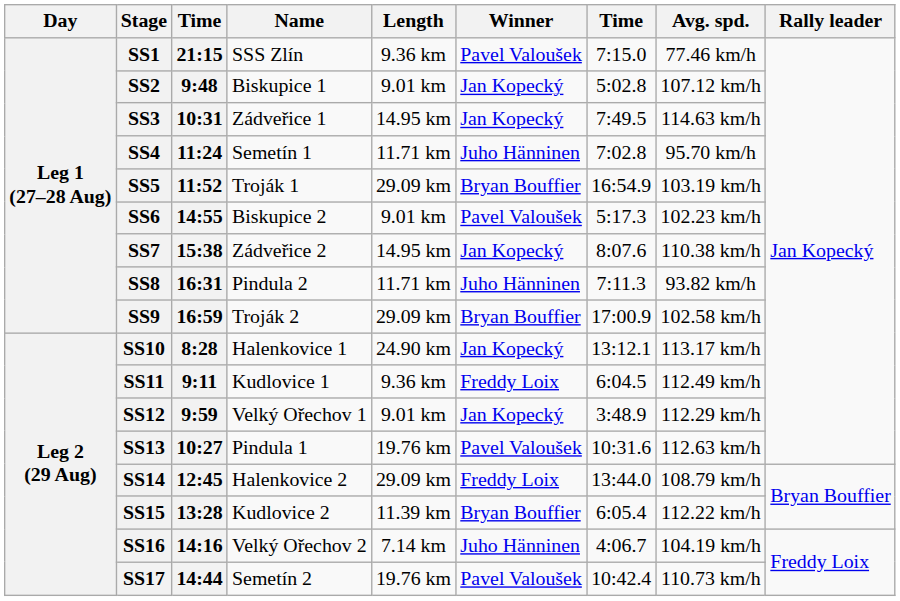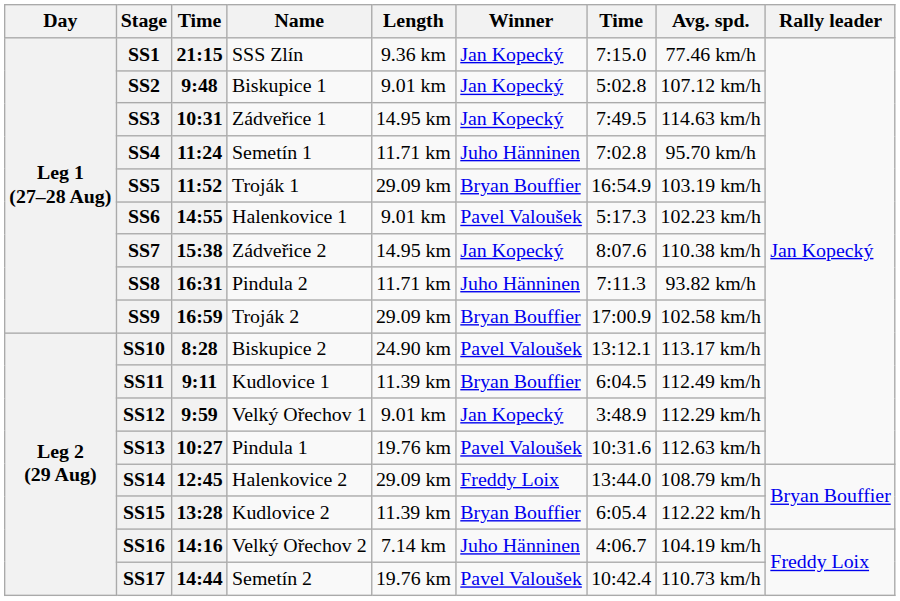(521, 54) Pavel Valoušek -> (512, 54) Jan Kopecký
(279, 217) Biskupice 2 -> (290, 217) Halenkovice 1
(290, 349) Halenkovice 1 -> (279, 349) Biskupice 2
(512, 349) Jan Kopecký -> (521, 349) Pavel Valoušek
(413, 381) 9.36 km -> (413, 381) 11.39 km
(510, 381) Freddy Loix -> (520, 381) Bryan Bouffier
